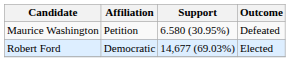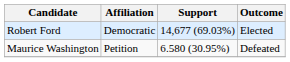rows swapped: (34, 48) <-> (53, 30)
